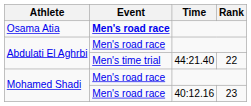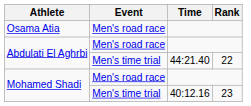(131, 29) bold -> (129, 29) normal
(129, 94) Men's road race -> (126, 94) Men's time trial
